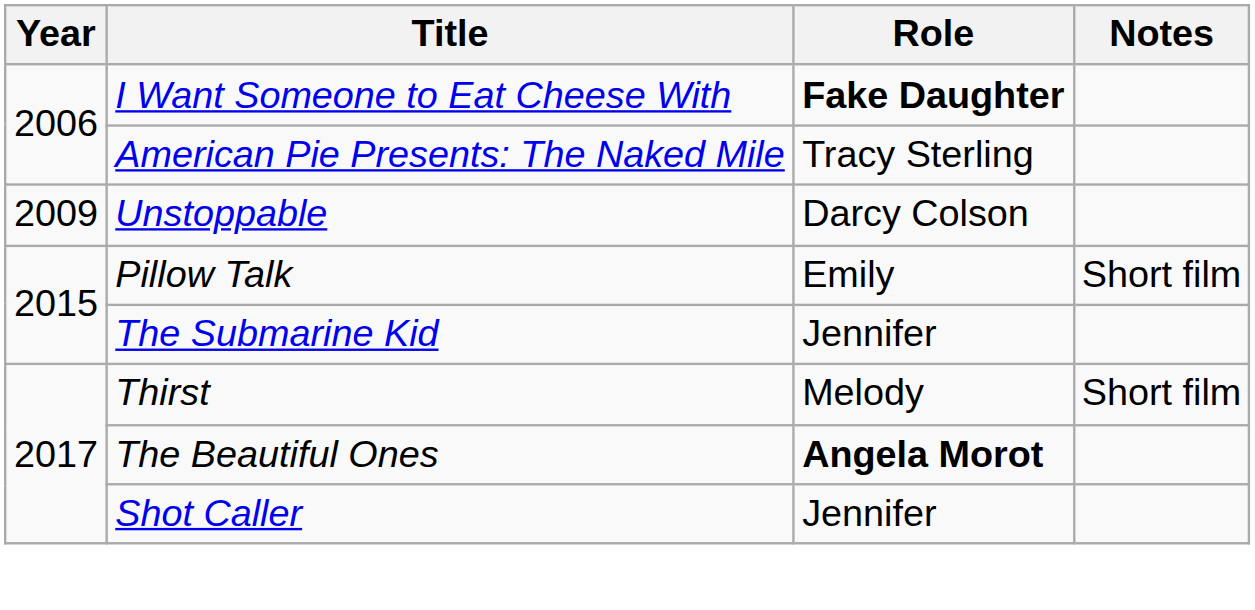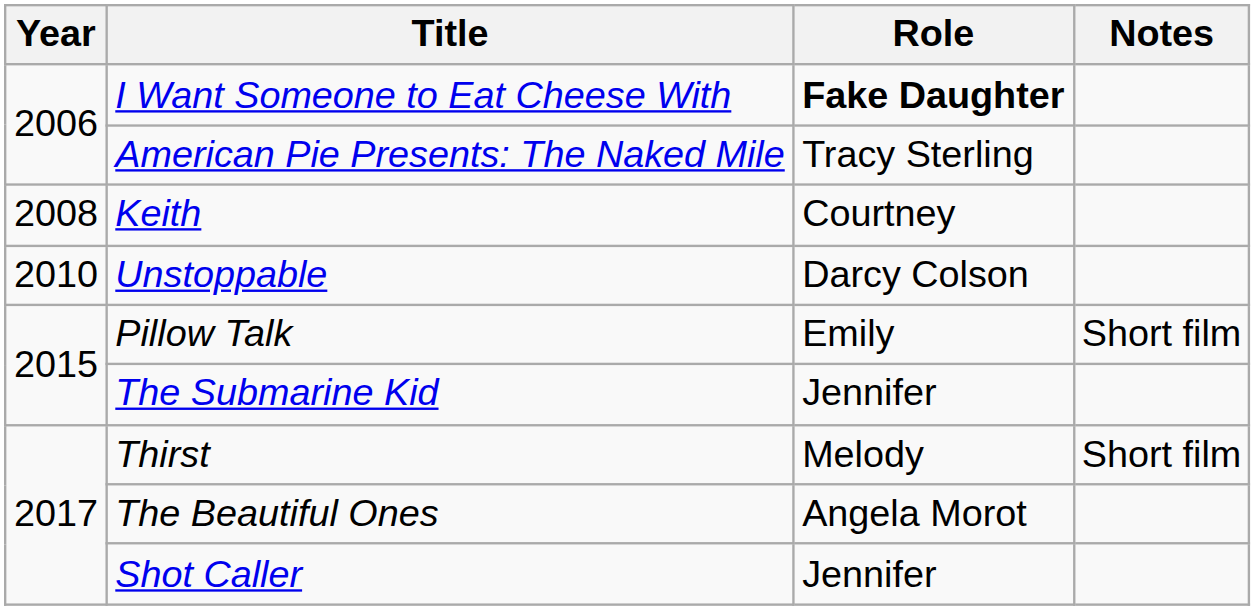+ row: (158, 214)
(56, 214) 2009 -> (56, 273) 2010
(923, 453) bold -> (914, 513) normal
